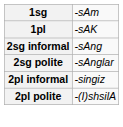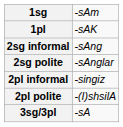+ row: (38, 113)
